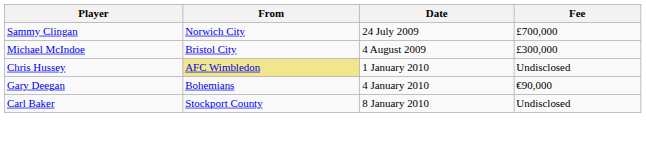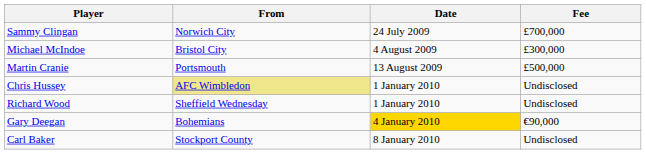+ row: (38, 67)
+ row: (38, 103)
(396, 85) no background -> (406, 121) gold background
